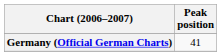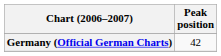(196, 42) 41 -> (196, 42) 42
